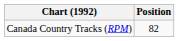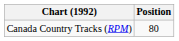(154, 28) 82 -> (154, 28) 80
